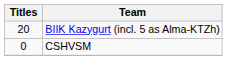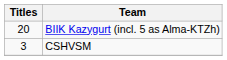(24, 47) 0 -> (24, 47) 3
